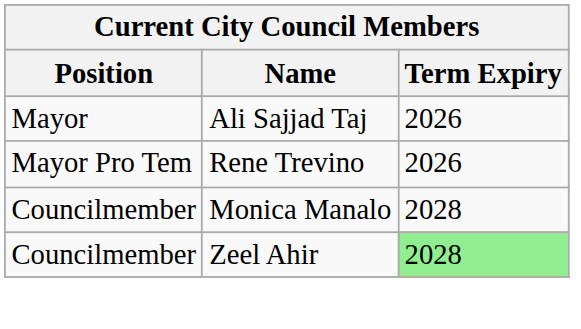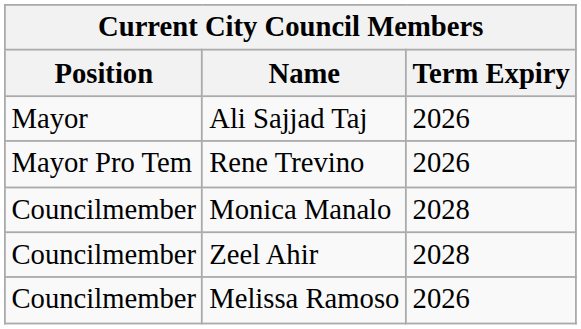(433, 254) lightgreen background -> (441, 254) no background
+ row: (304, 299)
